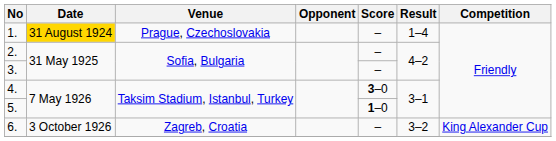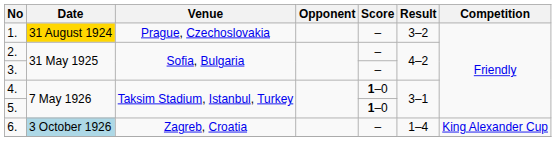(418, 32) 1–4 -> (418, 32) 3–2
(378, 89) 3–0 -> (378, 89) 1–0
(70, 127) no background -> (70, 127) lightblue background
(418, 127) 3–2 -> (418, 127) 1–4
